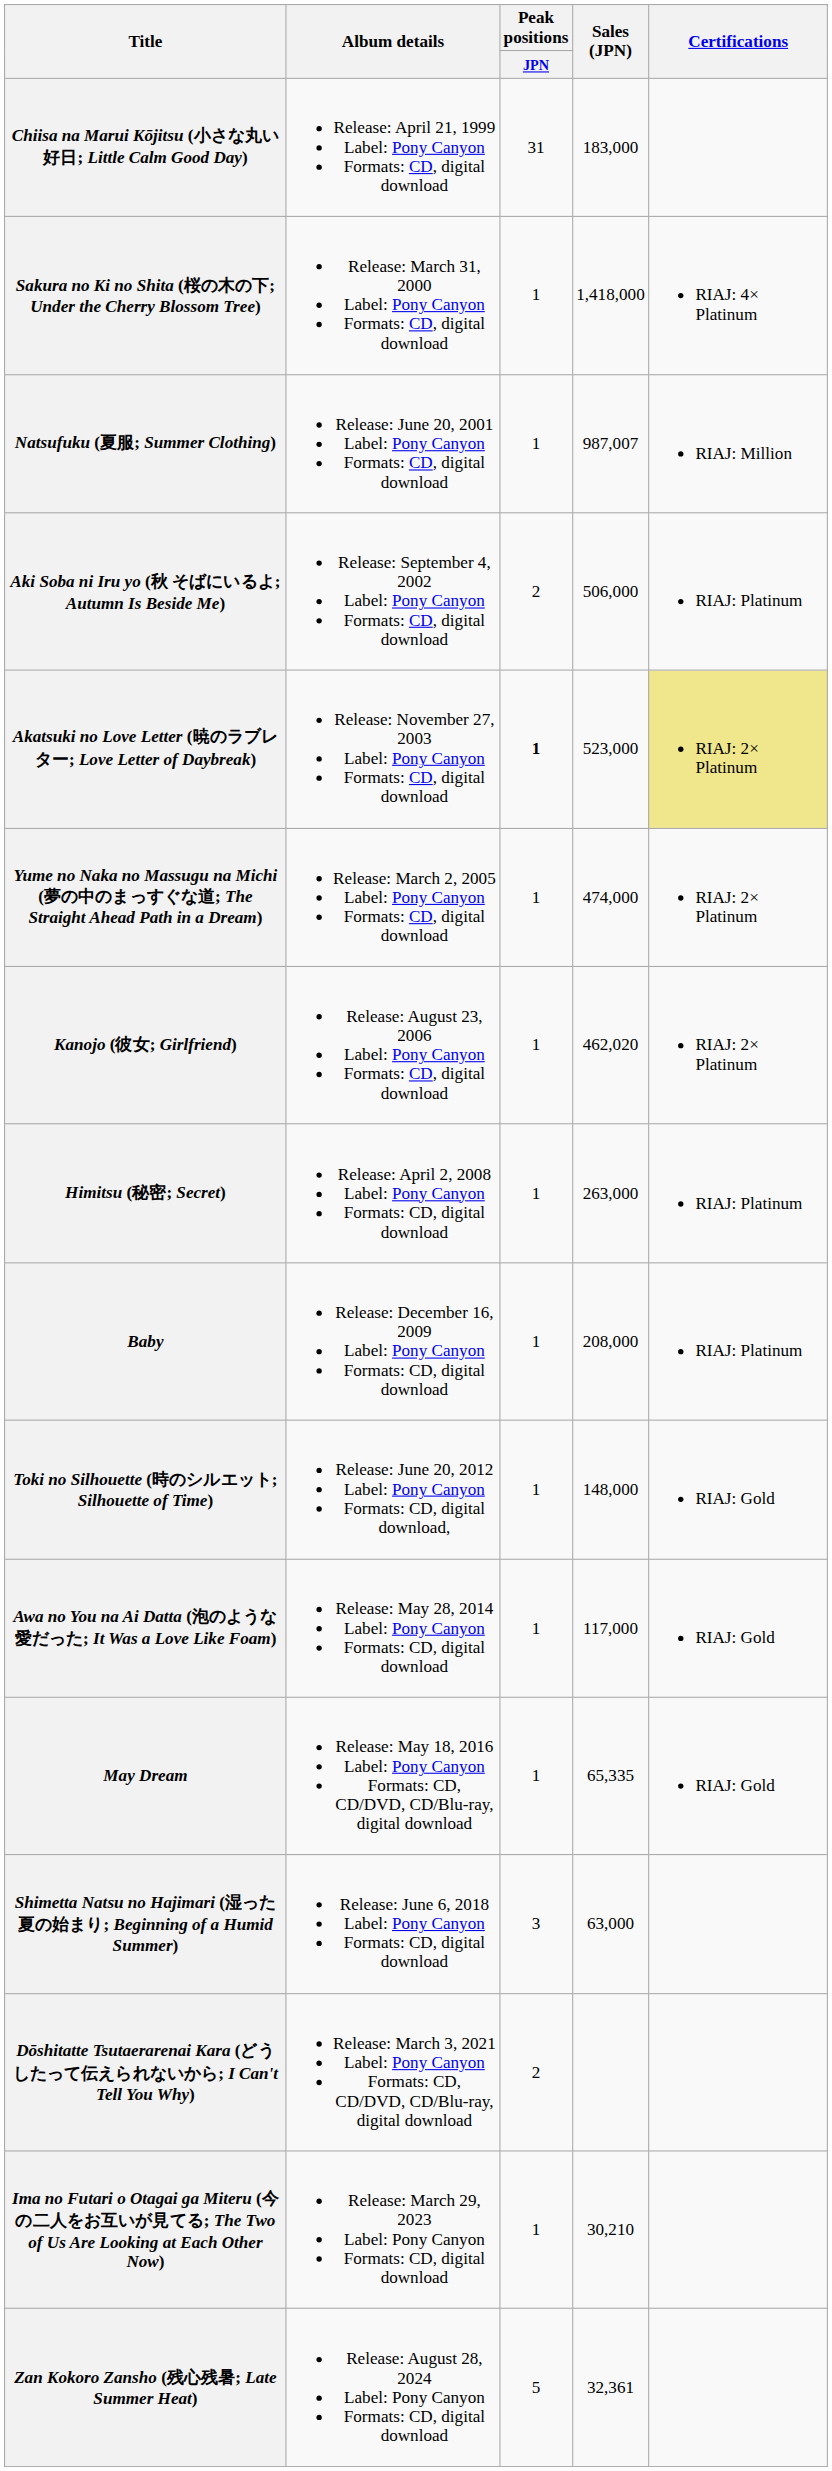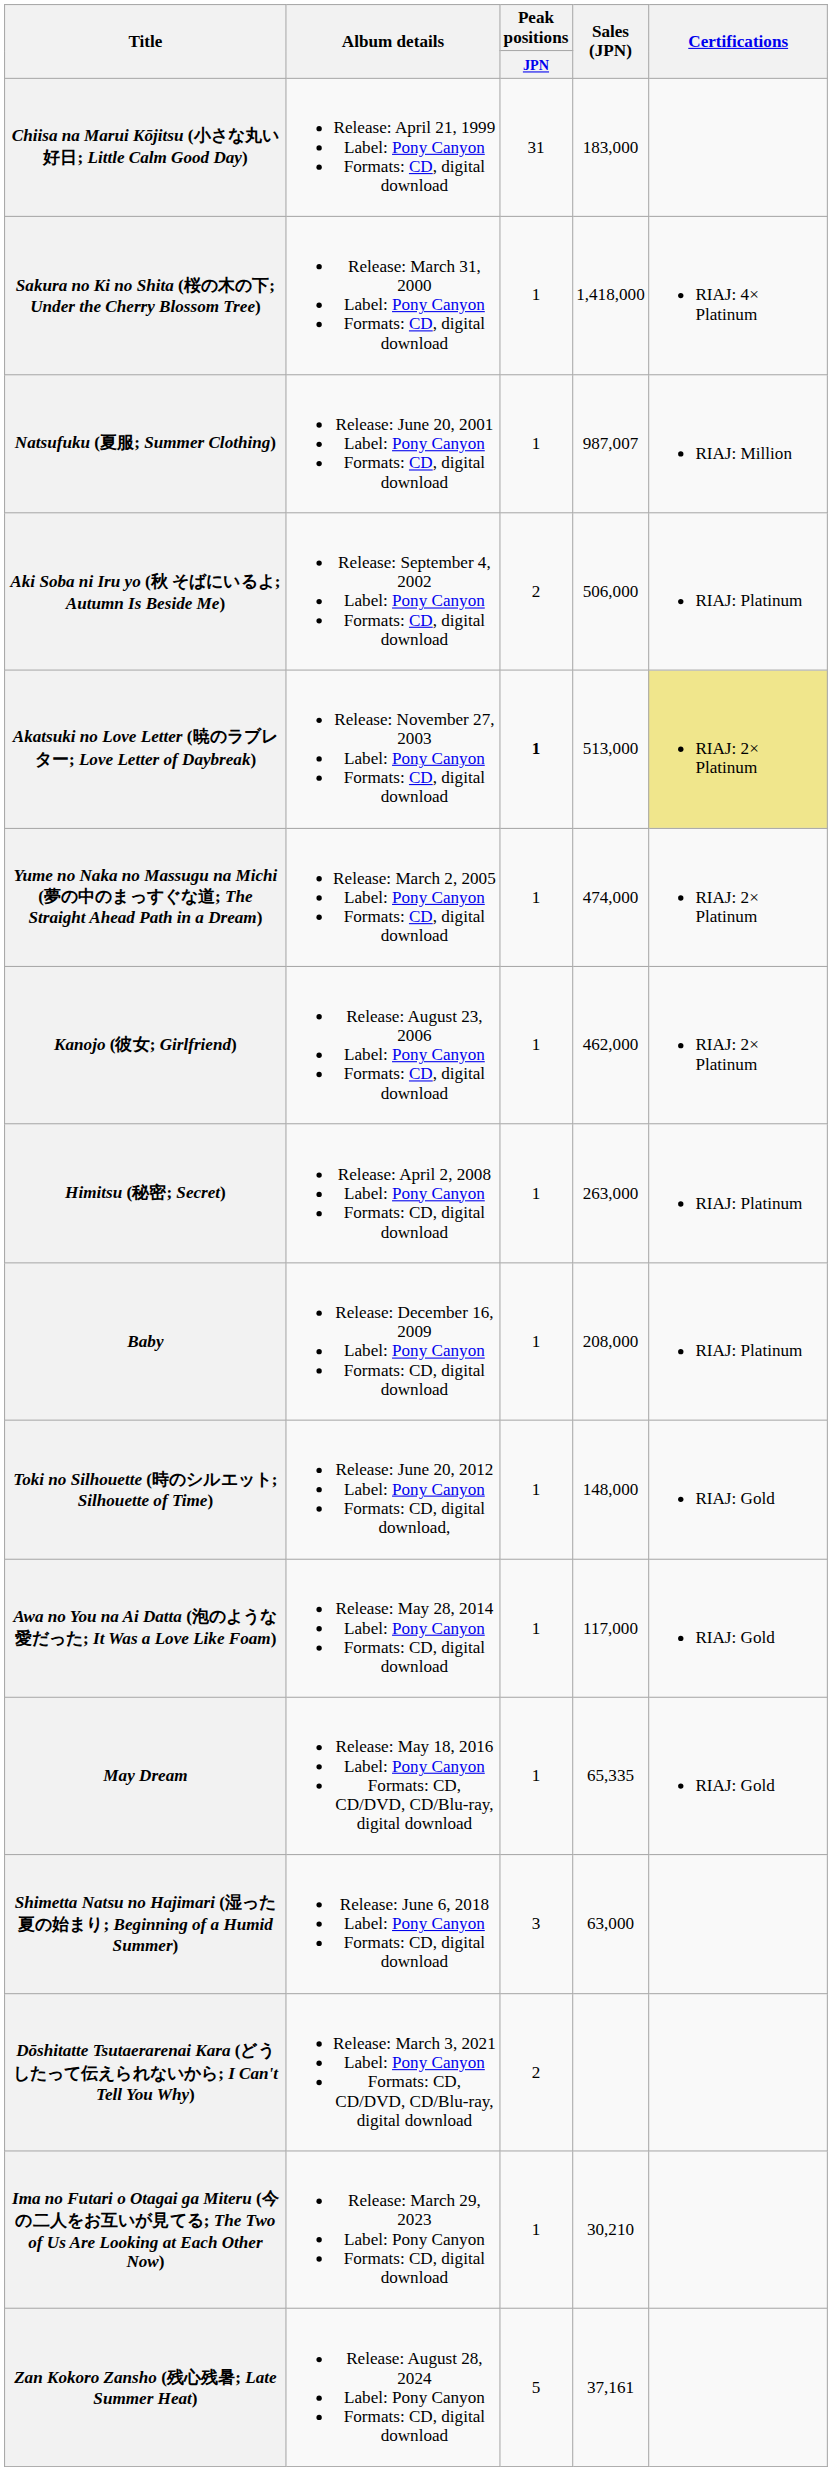(610, 749) 523,000 -> (610, 749) 513,000
(610, 1045) 462,020 -> (610, 1045) 462,000
(610, 2387) 32,361 -> (610, 2387) 37,161
